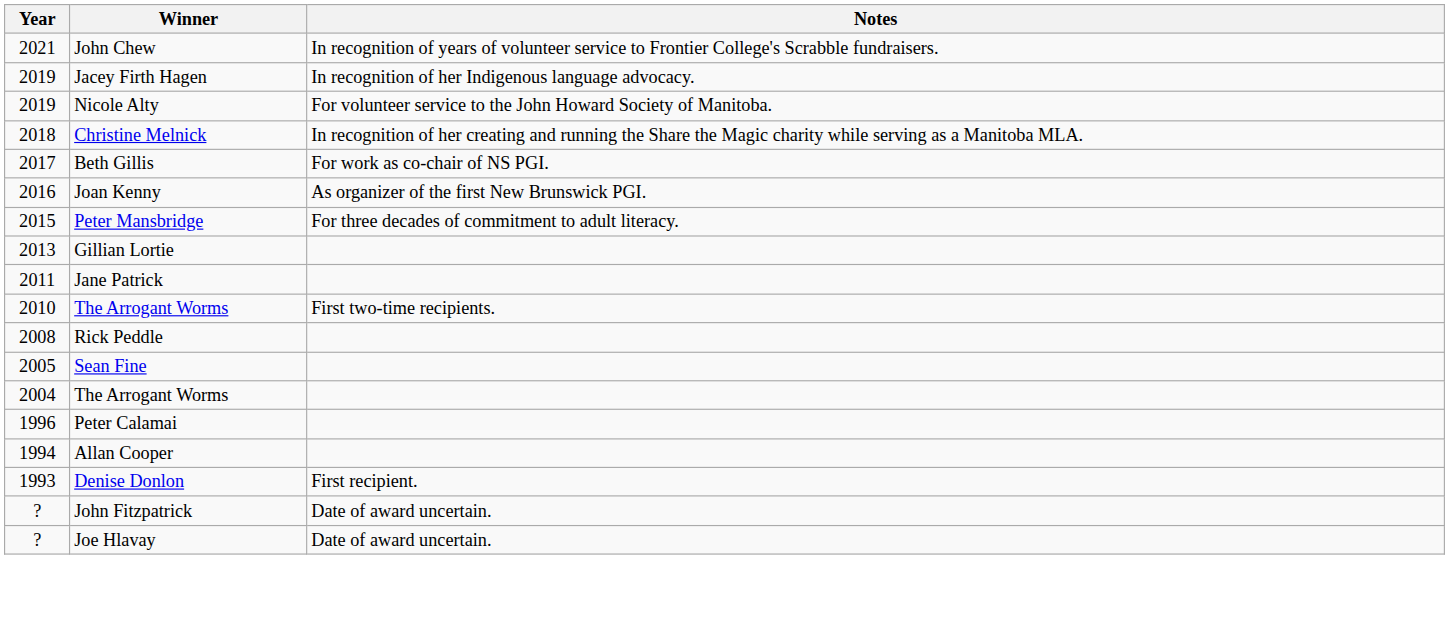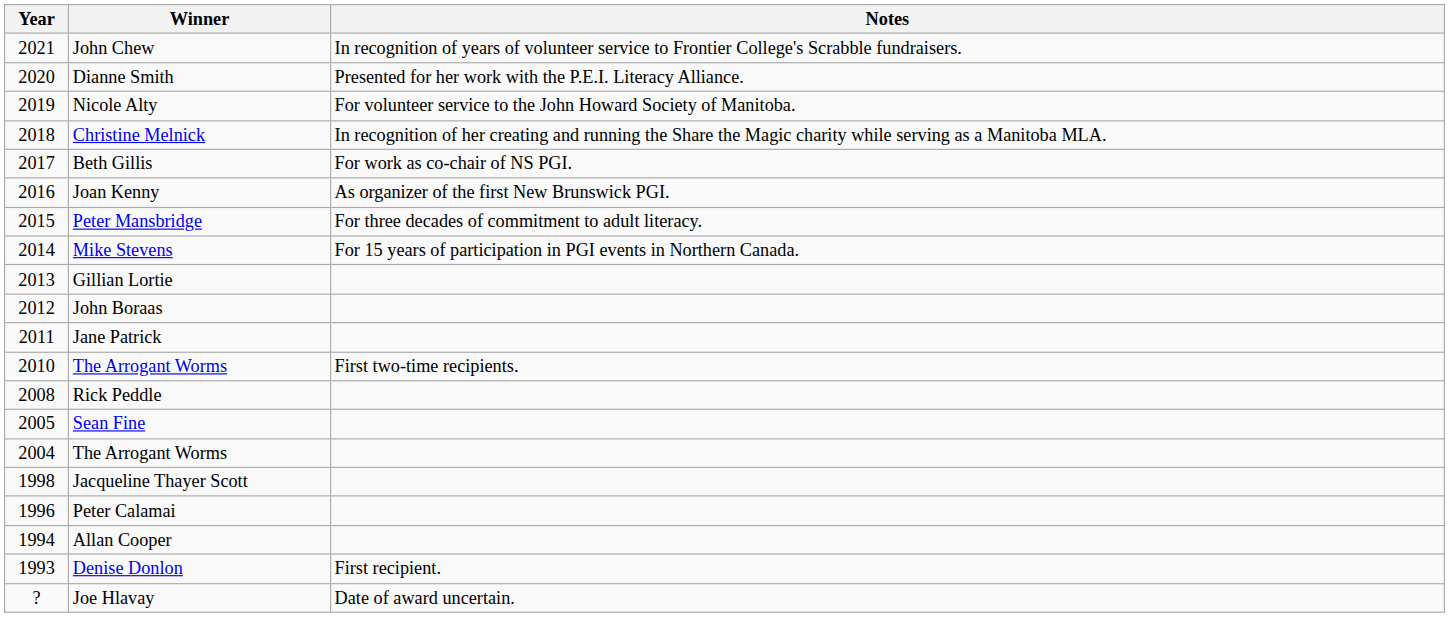+ row: (37, 76)
- row: (37, 76)
+ row: (37, 250)
+ row: (37, 308)
+ row: (37, 481)
- row: (37, 510)
